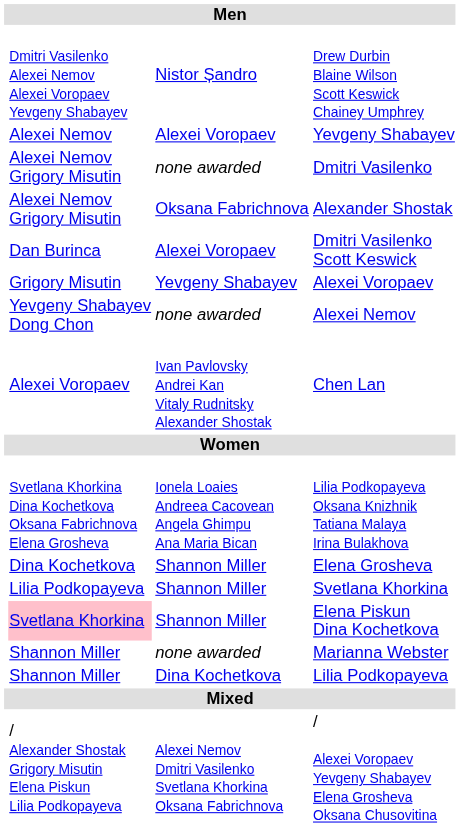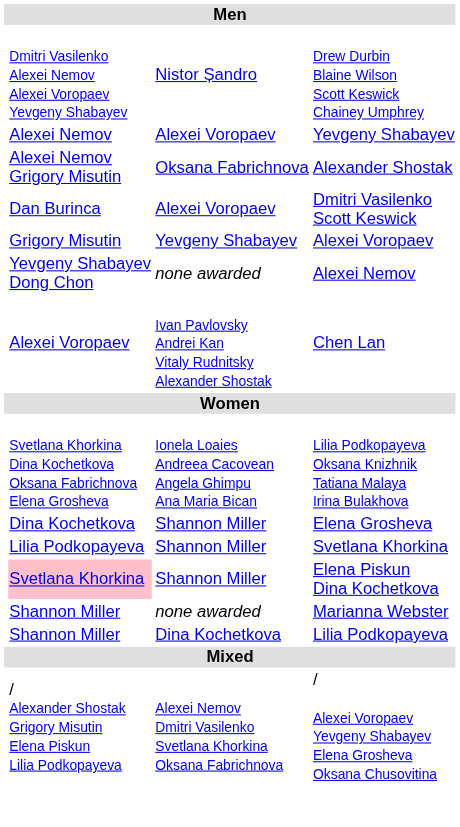- row: (372, 167)
